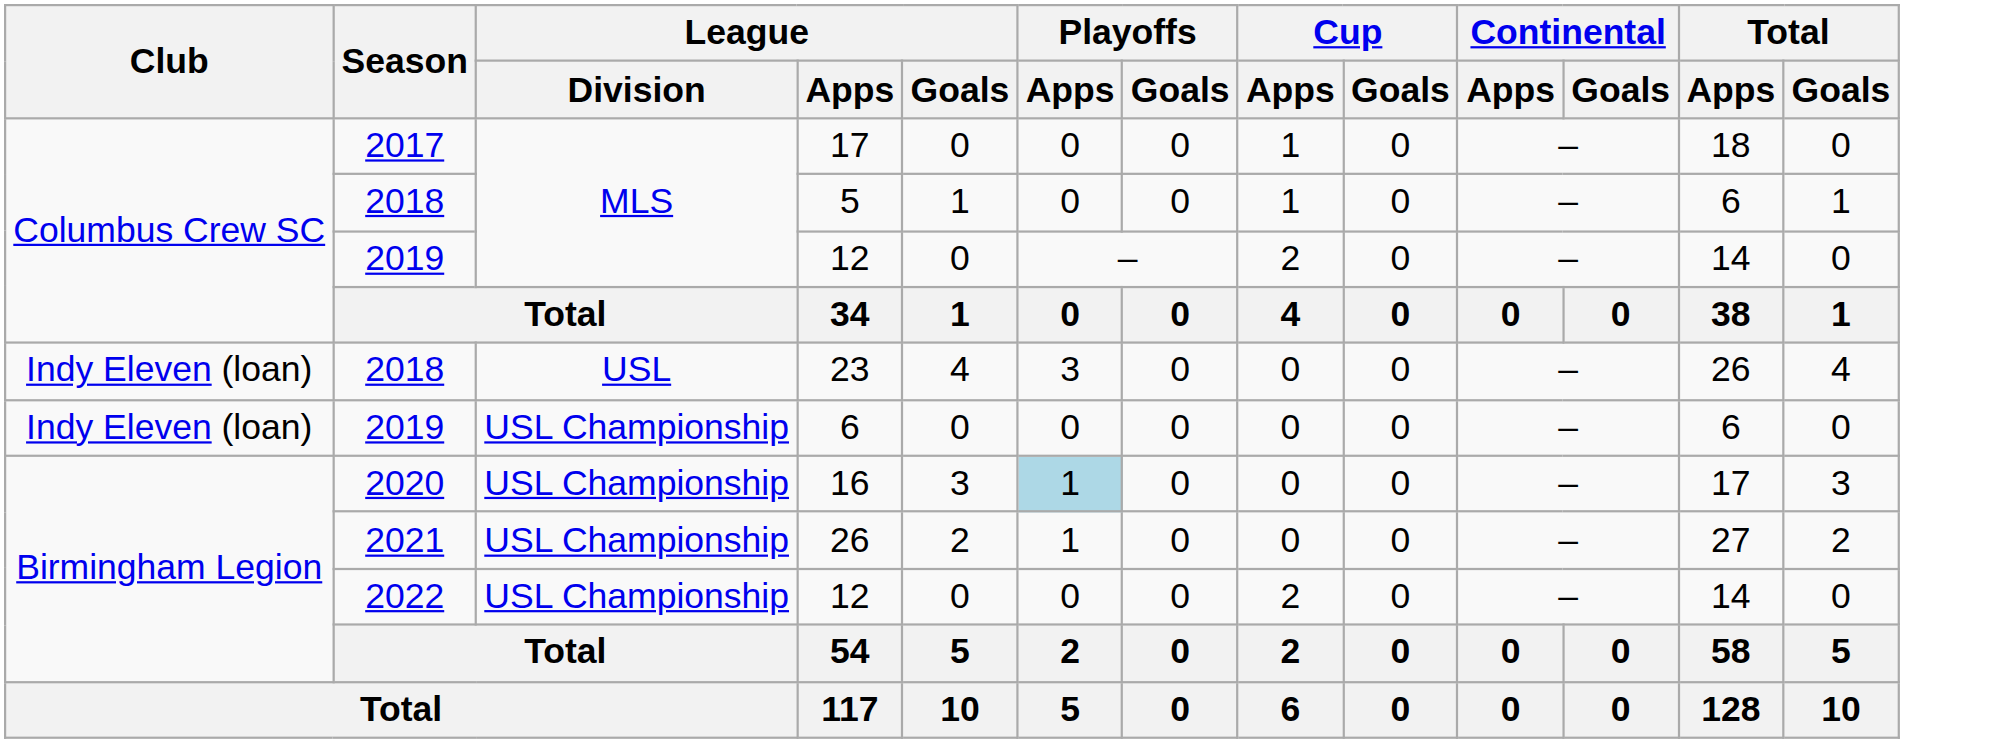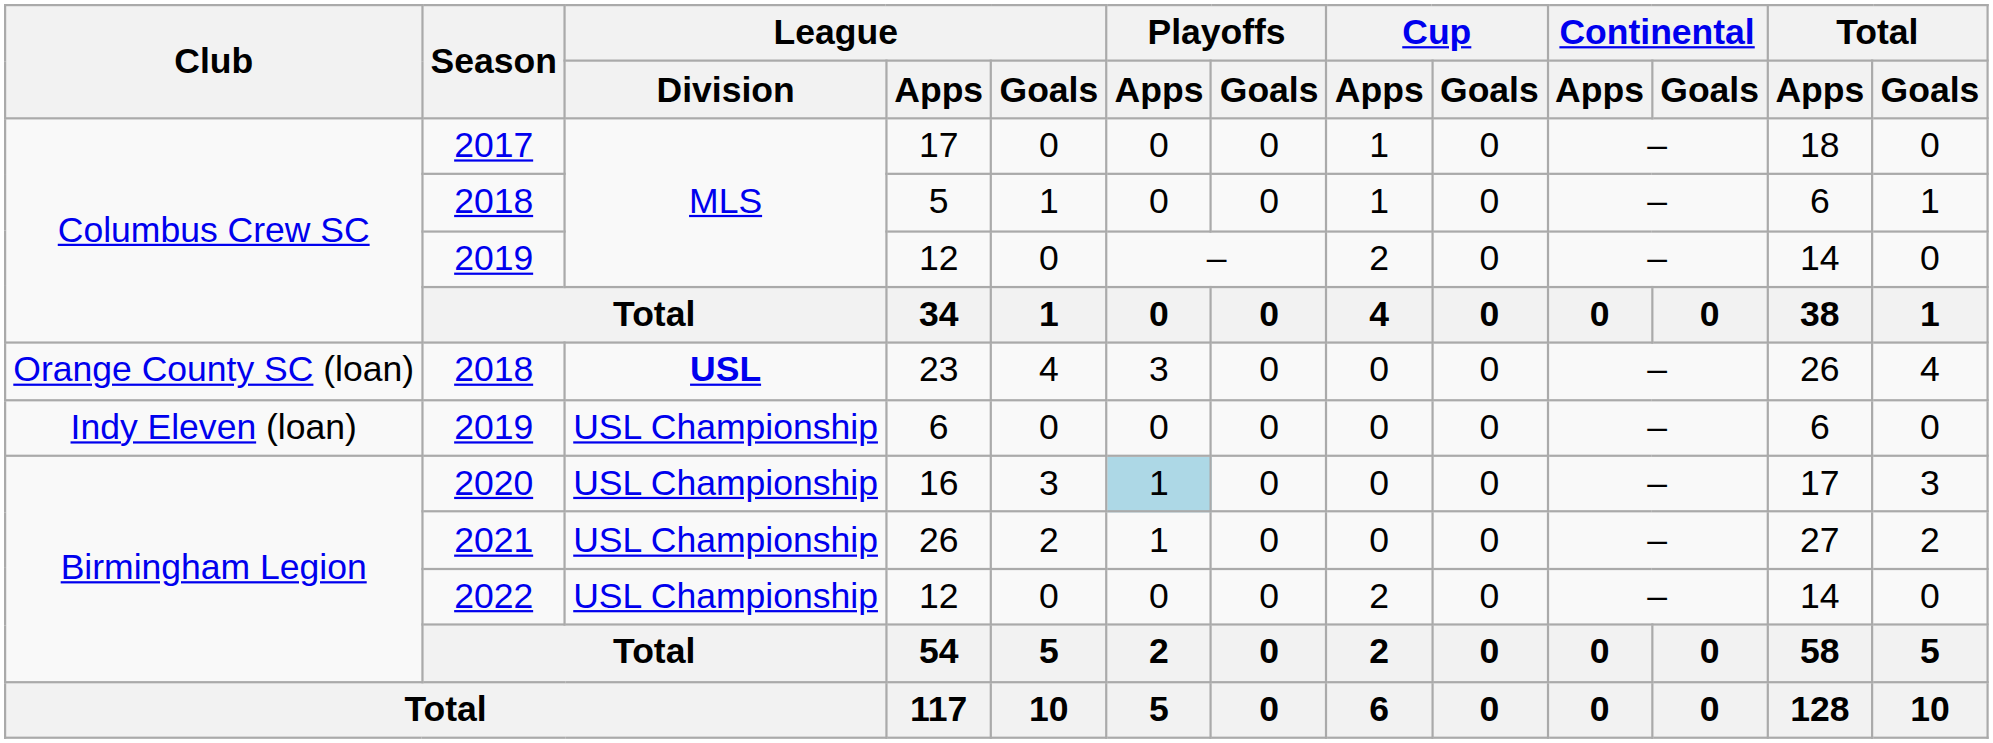(169, 370) Indy Eleven (loan) -> (214, 370) Orange County SC (loan)
(637, 370) normal -> (726, 370) bold
